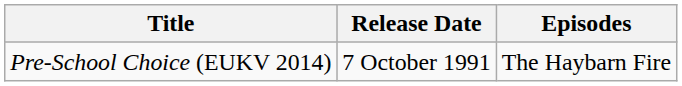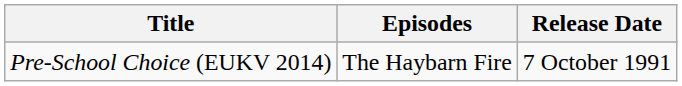columns swapped: (416, 23) <-> (586, 23)
